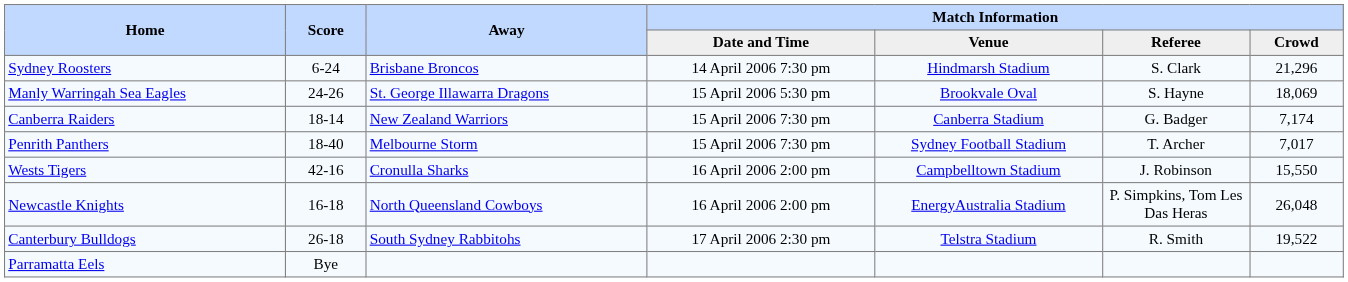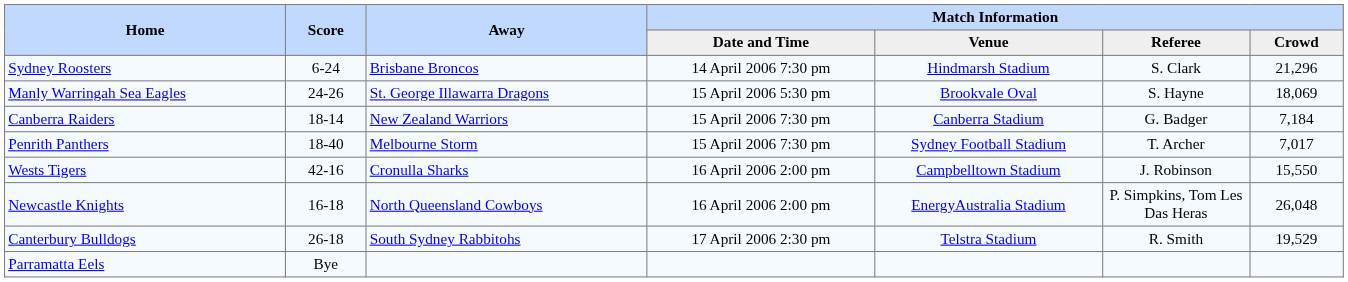(1296, 118) 7,174 -> (1296, 118) 7,184
(1296, 238) 19,522 -> (1296, 238) 19,529
